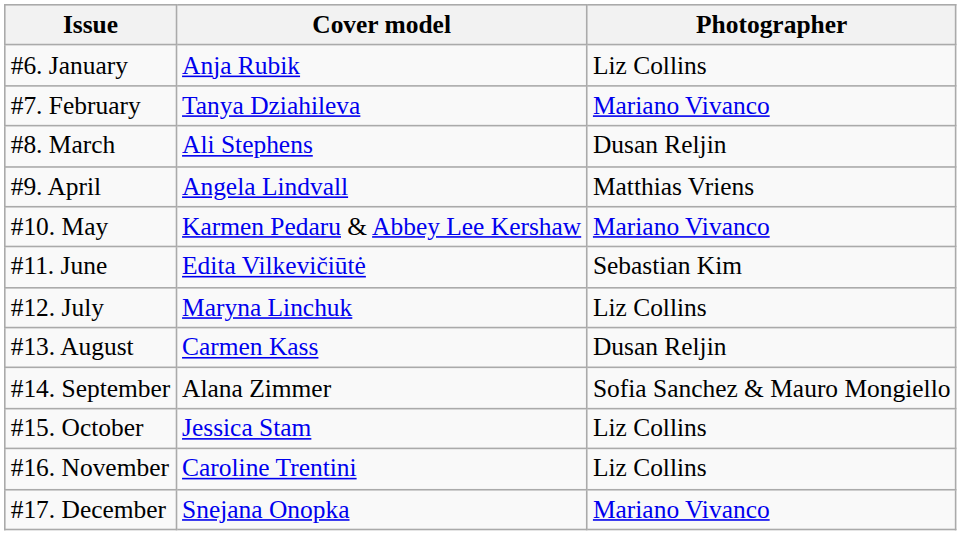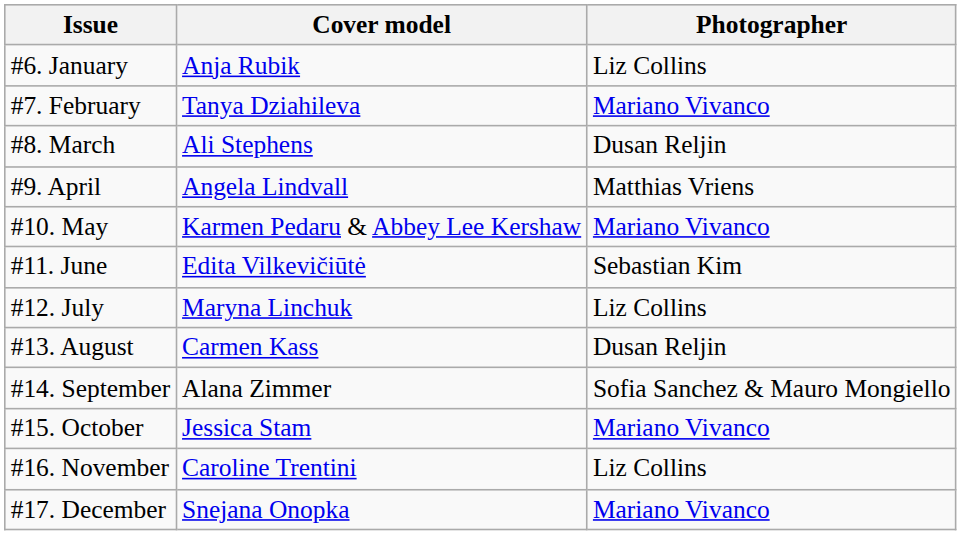(650, 428) Liz Collins -> (681, 428) Mariano Vivanco
